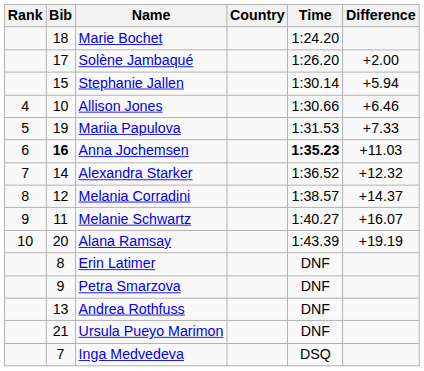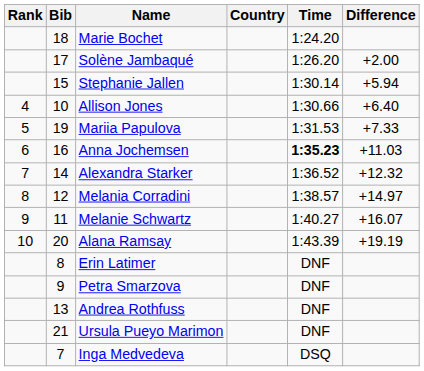(381, 106) +6.46 -> (381, 106) +6.40
(61, 151) bold -> (61, 151) normal
(381, 196) +14.37 -> (381, 196) +14.97
